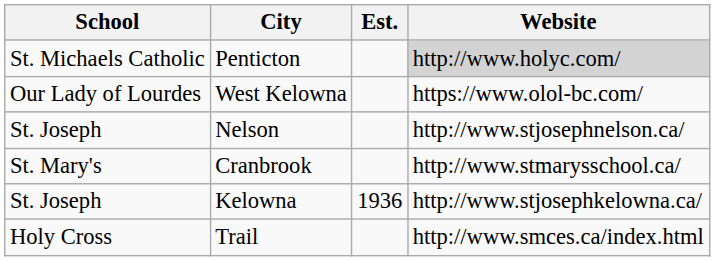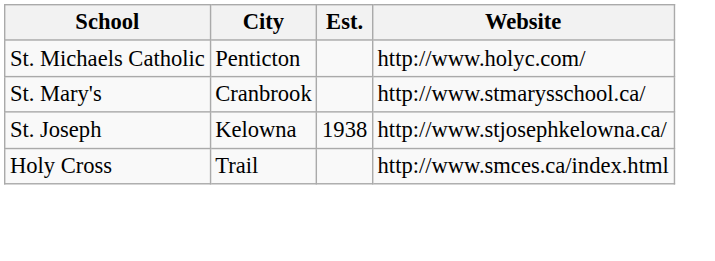(517, 58) lightgrey background -> (481, 58) no background
- row: (281, 93)
- row: (247, 129)
(380, 201) 1936 -> (345, 129) 1938
